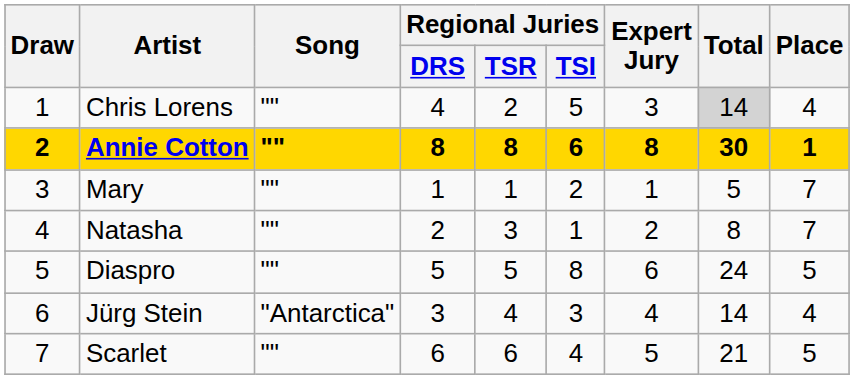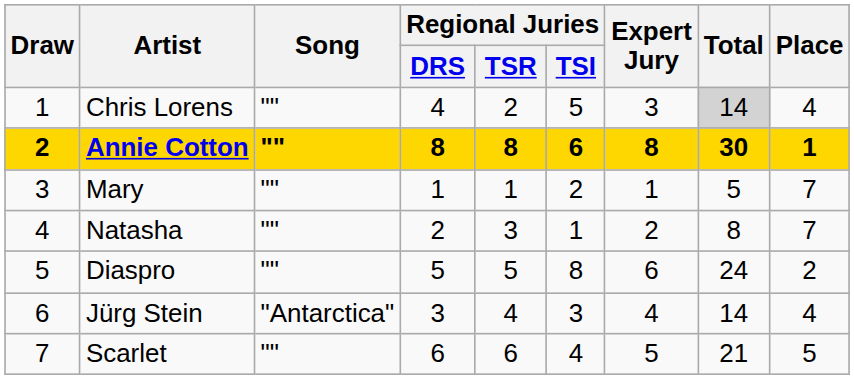(810, 271) 5 -> (810, 271) 2
